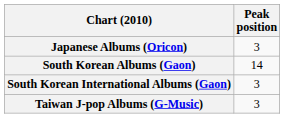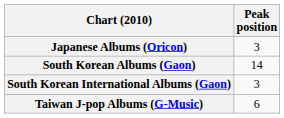(257, 103) 3 -> (257, 103) 6
